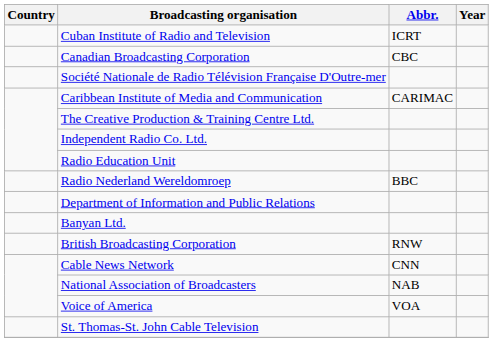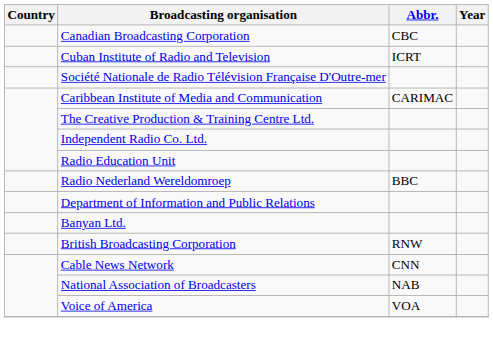rows swapped: (155, 56) <-> (165, 35)
- row: (160, 327)
